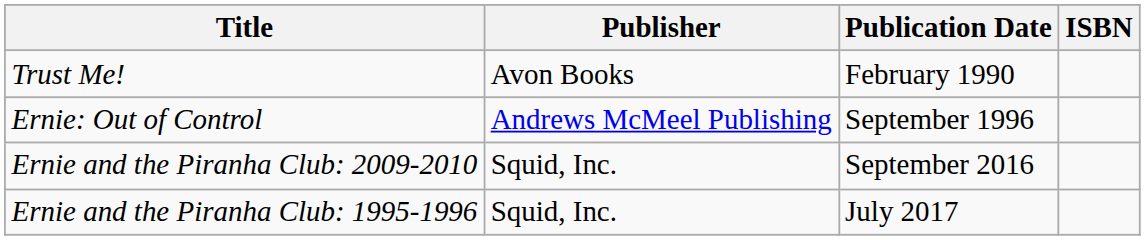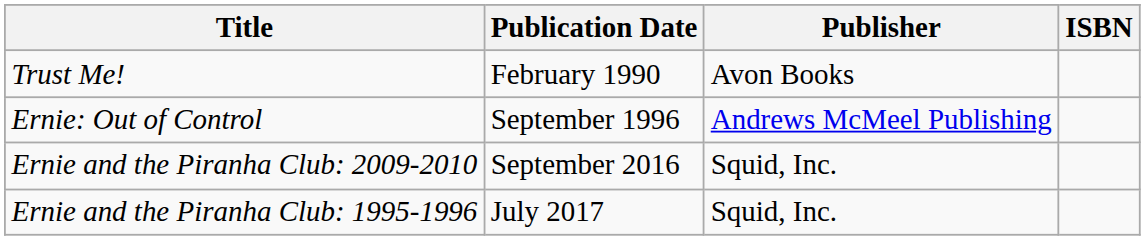columns swapped: (948, 27) <-> (661, 27)
